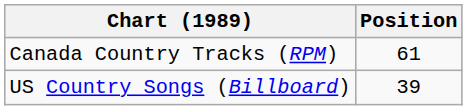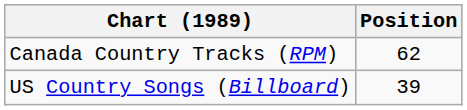(409, 54) 61 -> (409, 54) 62
